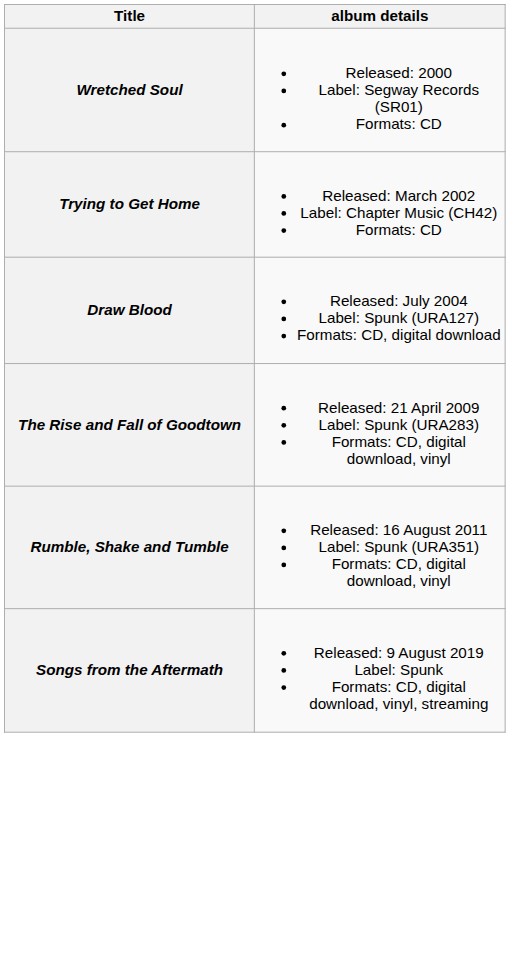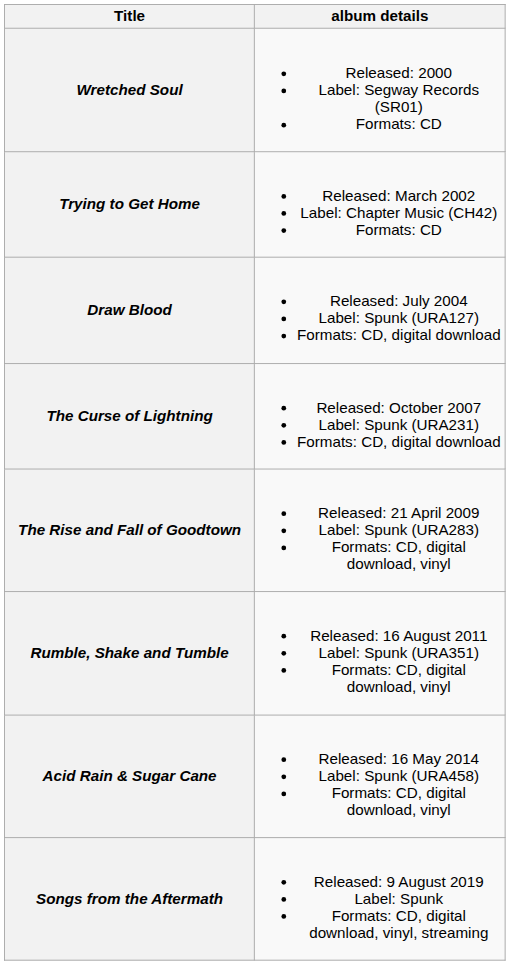+ row: (130, 416)
+ row: (130, 776)
